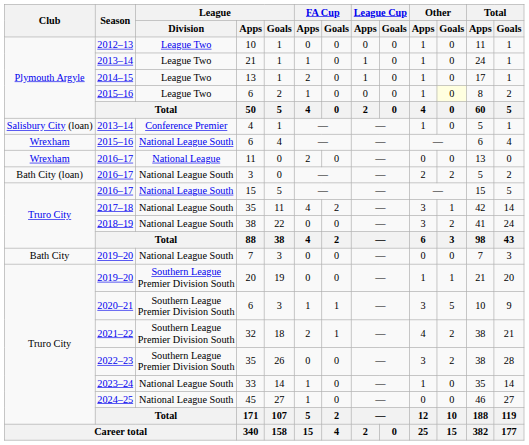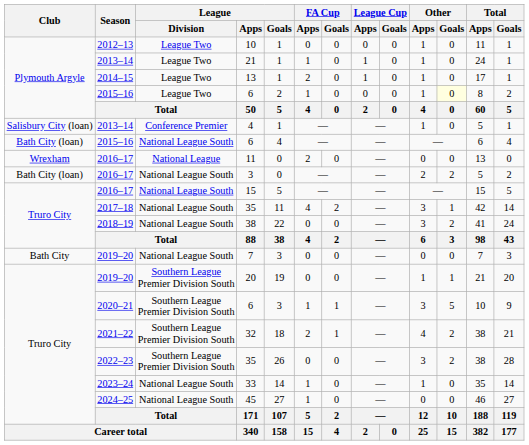(50, 142) Wrexham -> (50, 142) Bath City (loan)
